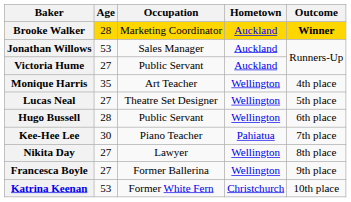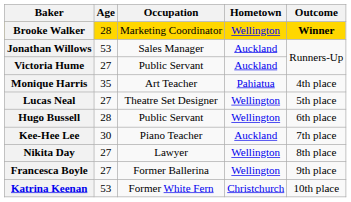(256, 30) Auckland -> (256, 30) Wellington
(256, 83) Wellington -> (256, 83) Pahiatua
(256, 135) Pahiatua -> (256, 135) Auckland
